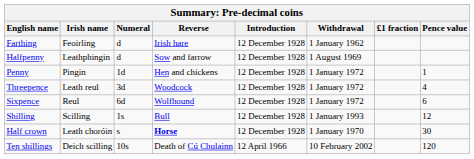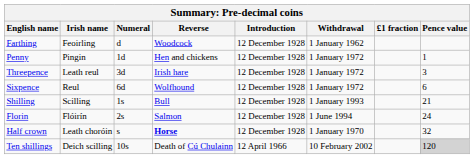(171, 43) Irish hare -> (173, 43) Woodcock
- row: (25, 58)
(173, 87) Woodcock -> (171, 73) Irish hare
(425, 87) 4 -> (425, 73) 3
(427, 117) 12 -> (427, 102) 21
+ row: (17, 117)
(427, 131) 30 -> (427, 131) 32
(429, 146) no background -> (429, 146) lightgrey background
